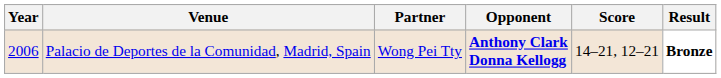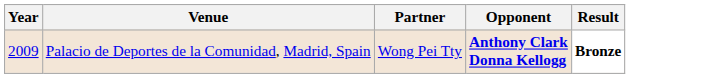- column: (617, 17)
(23, 51) 2006 -> (23, 51) 2009
